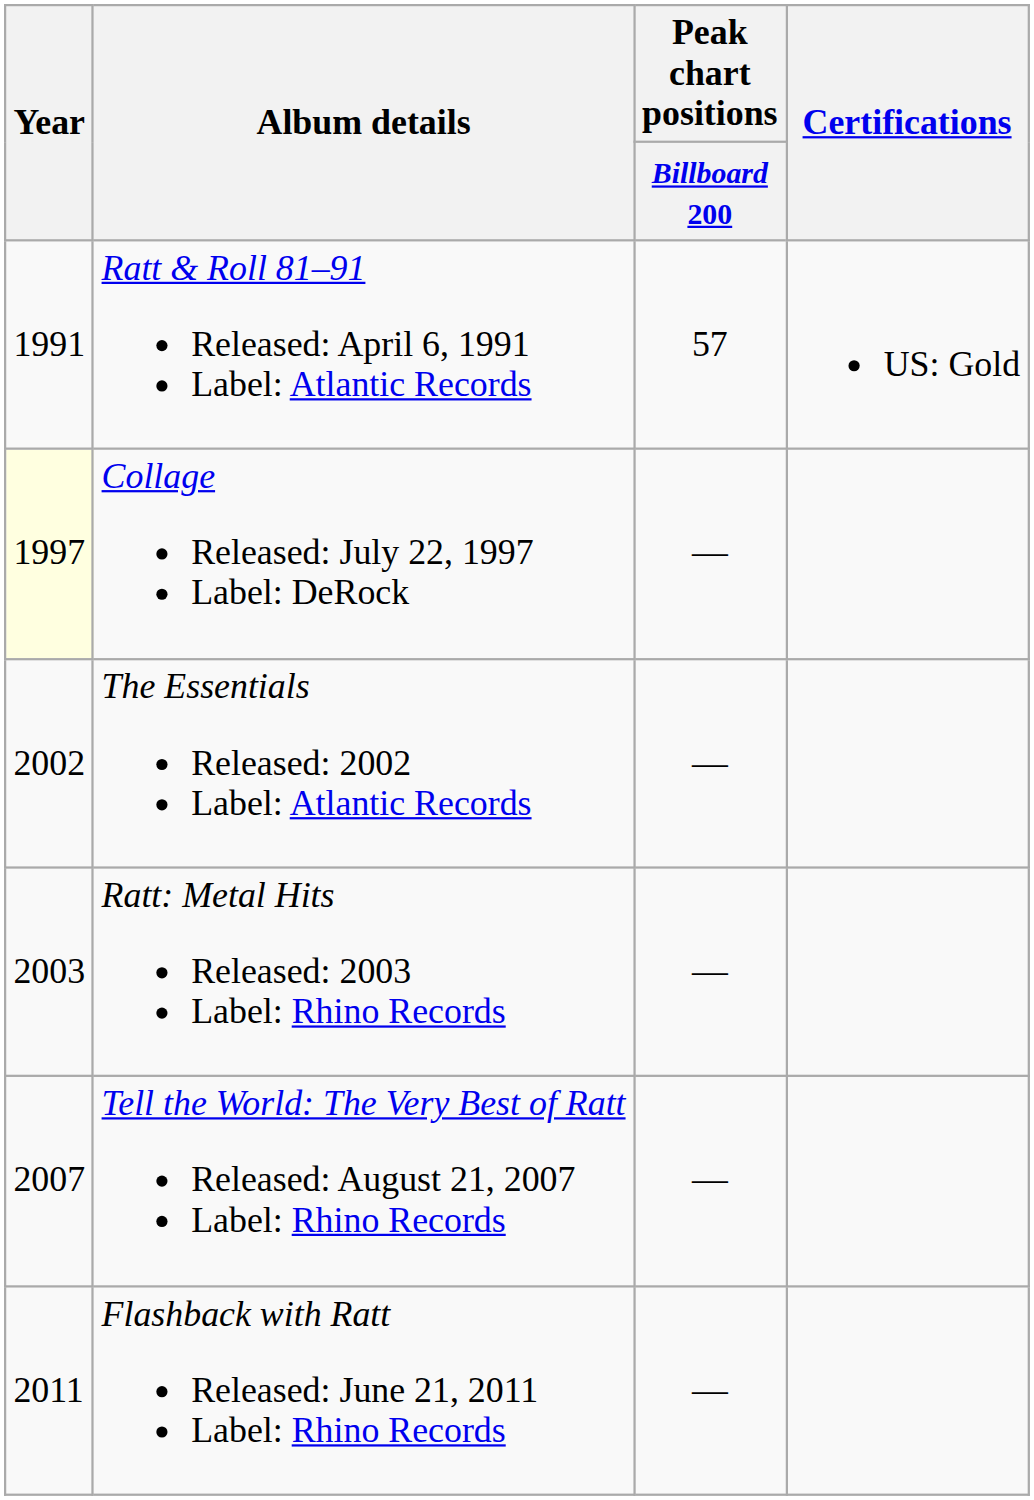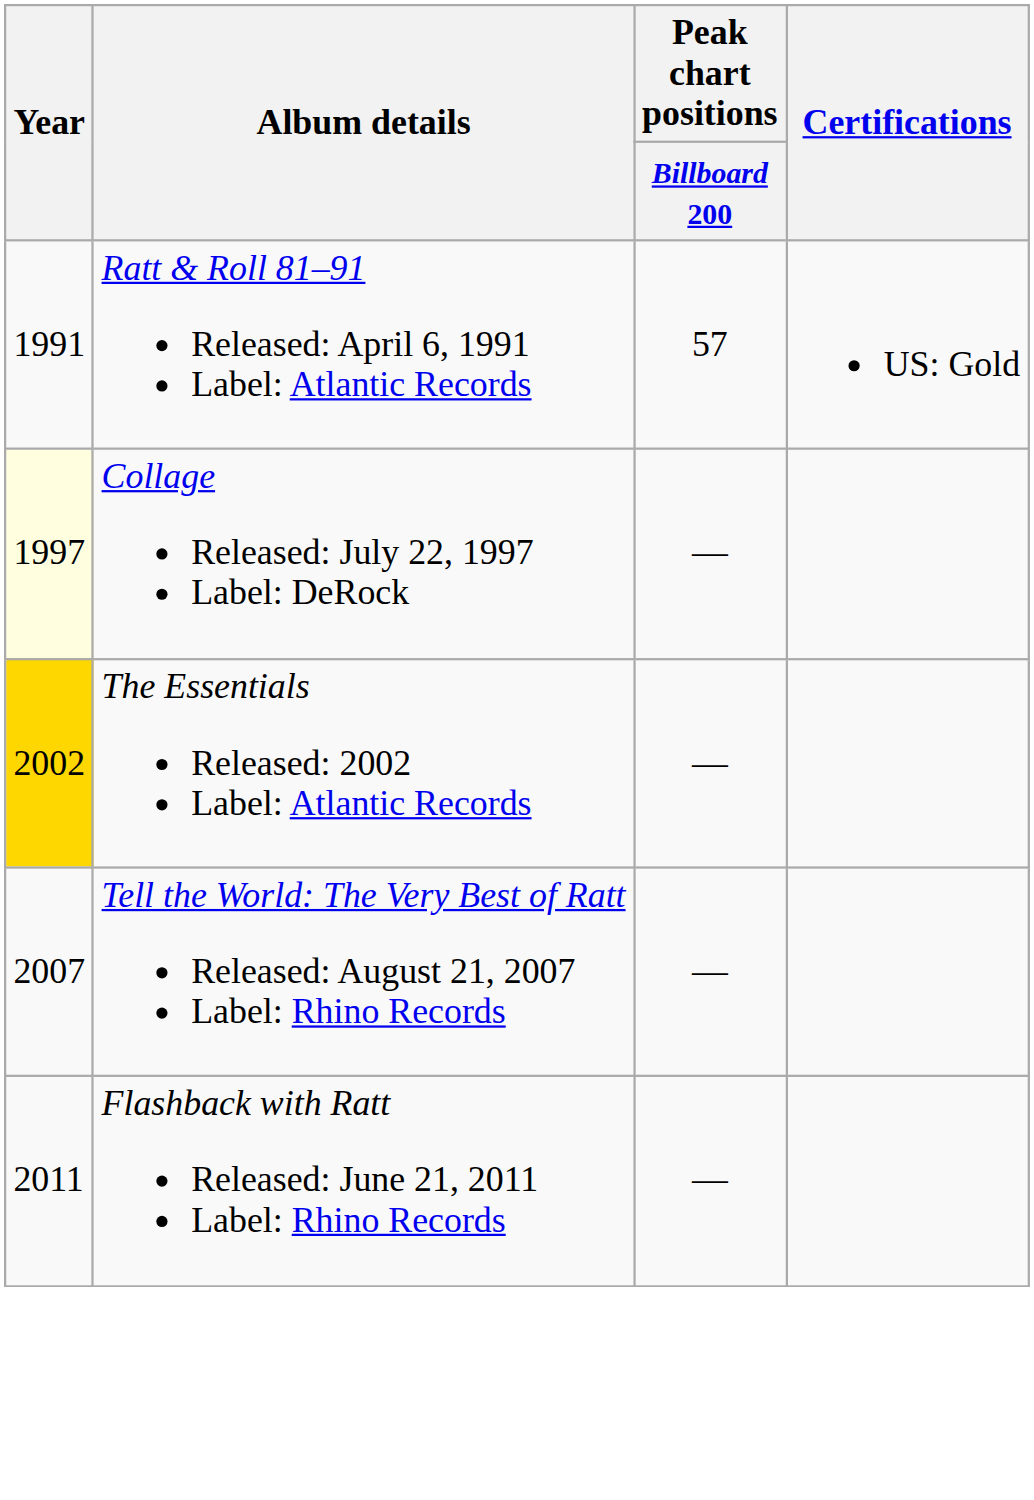(49, 762) no background -> (49, 762) gold background
- row: (364, 954)
